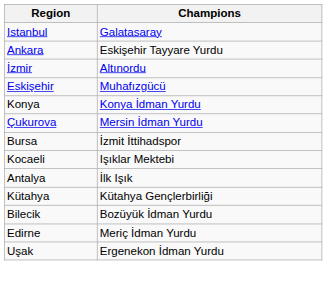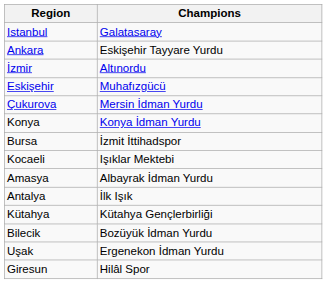rows swapped: (23, 104) <-> (32, 123)
+ row: (28, 178)
- row: (24, 232)
+ row: (27, 269)
